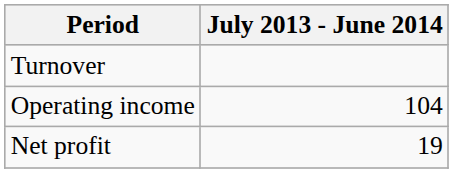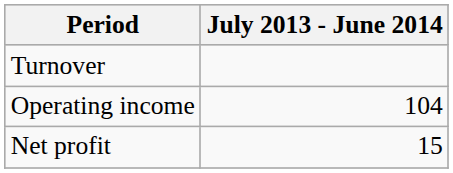(430, 146) 19 -> (430, 146) 15
